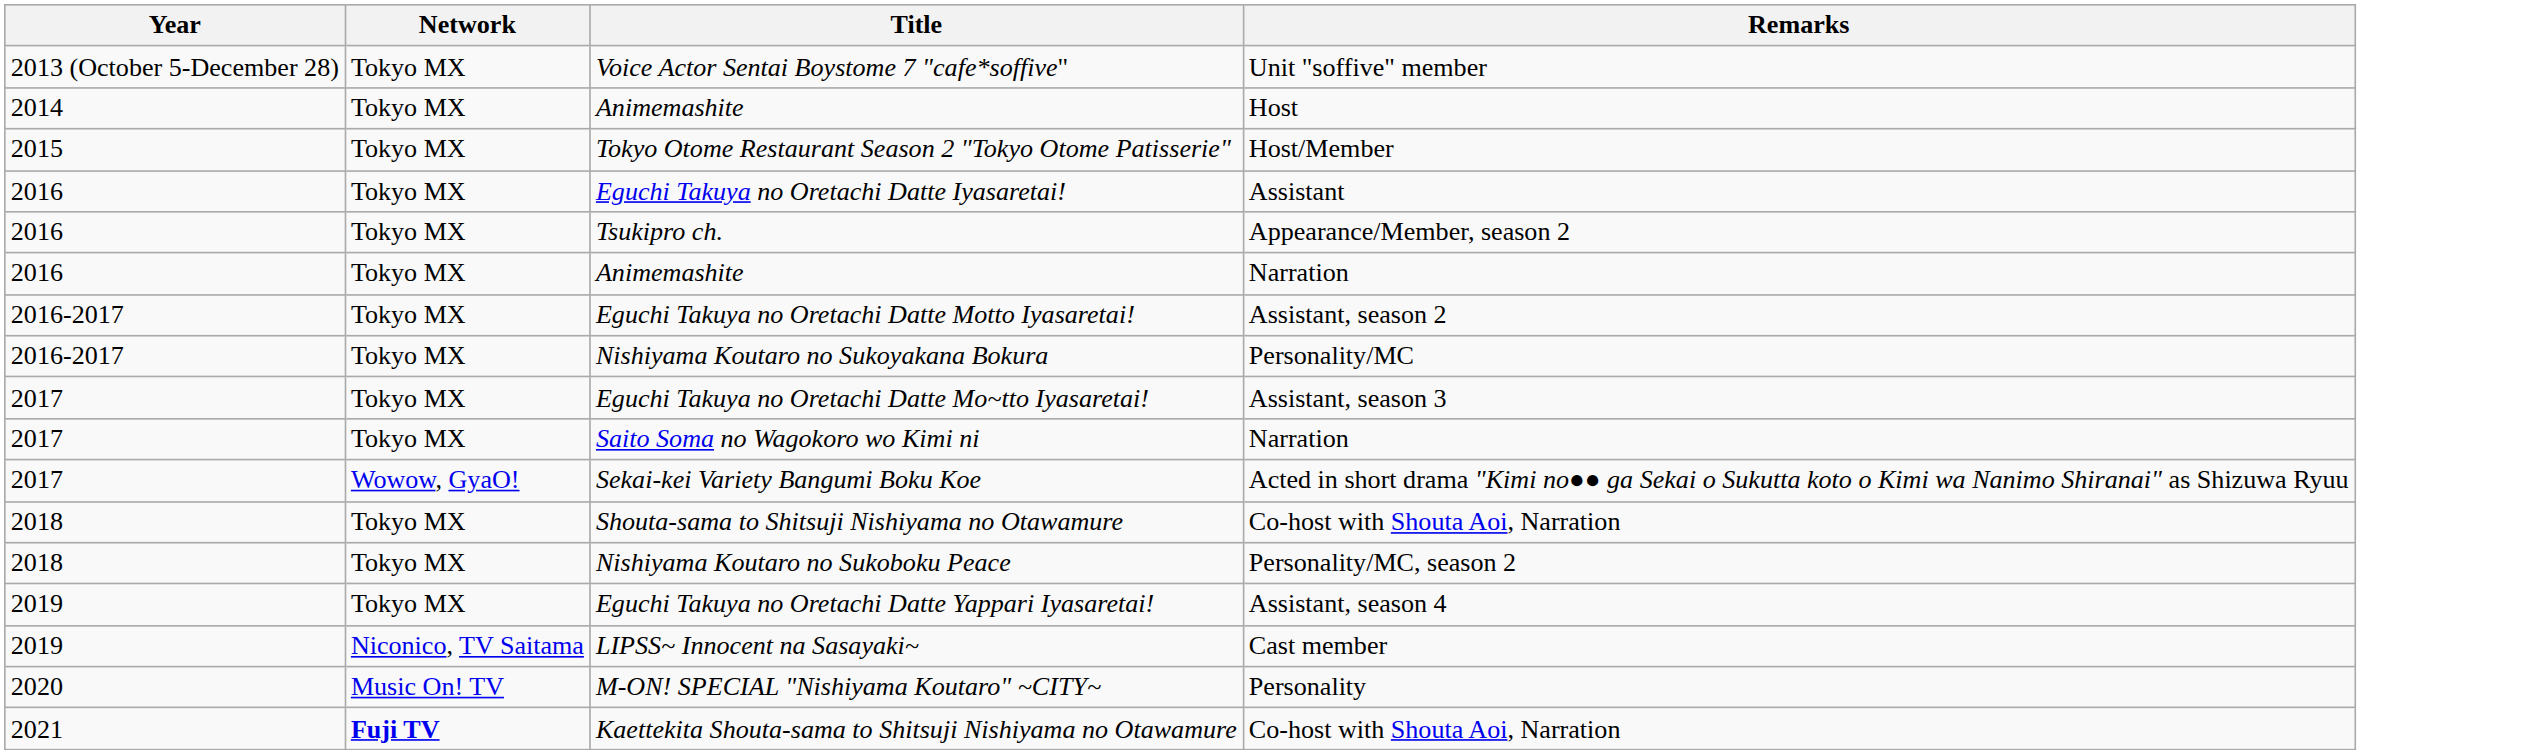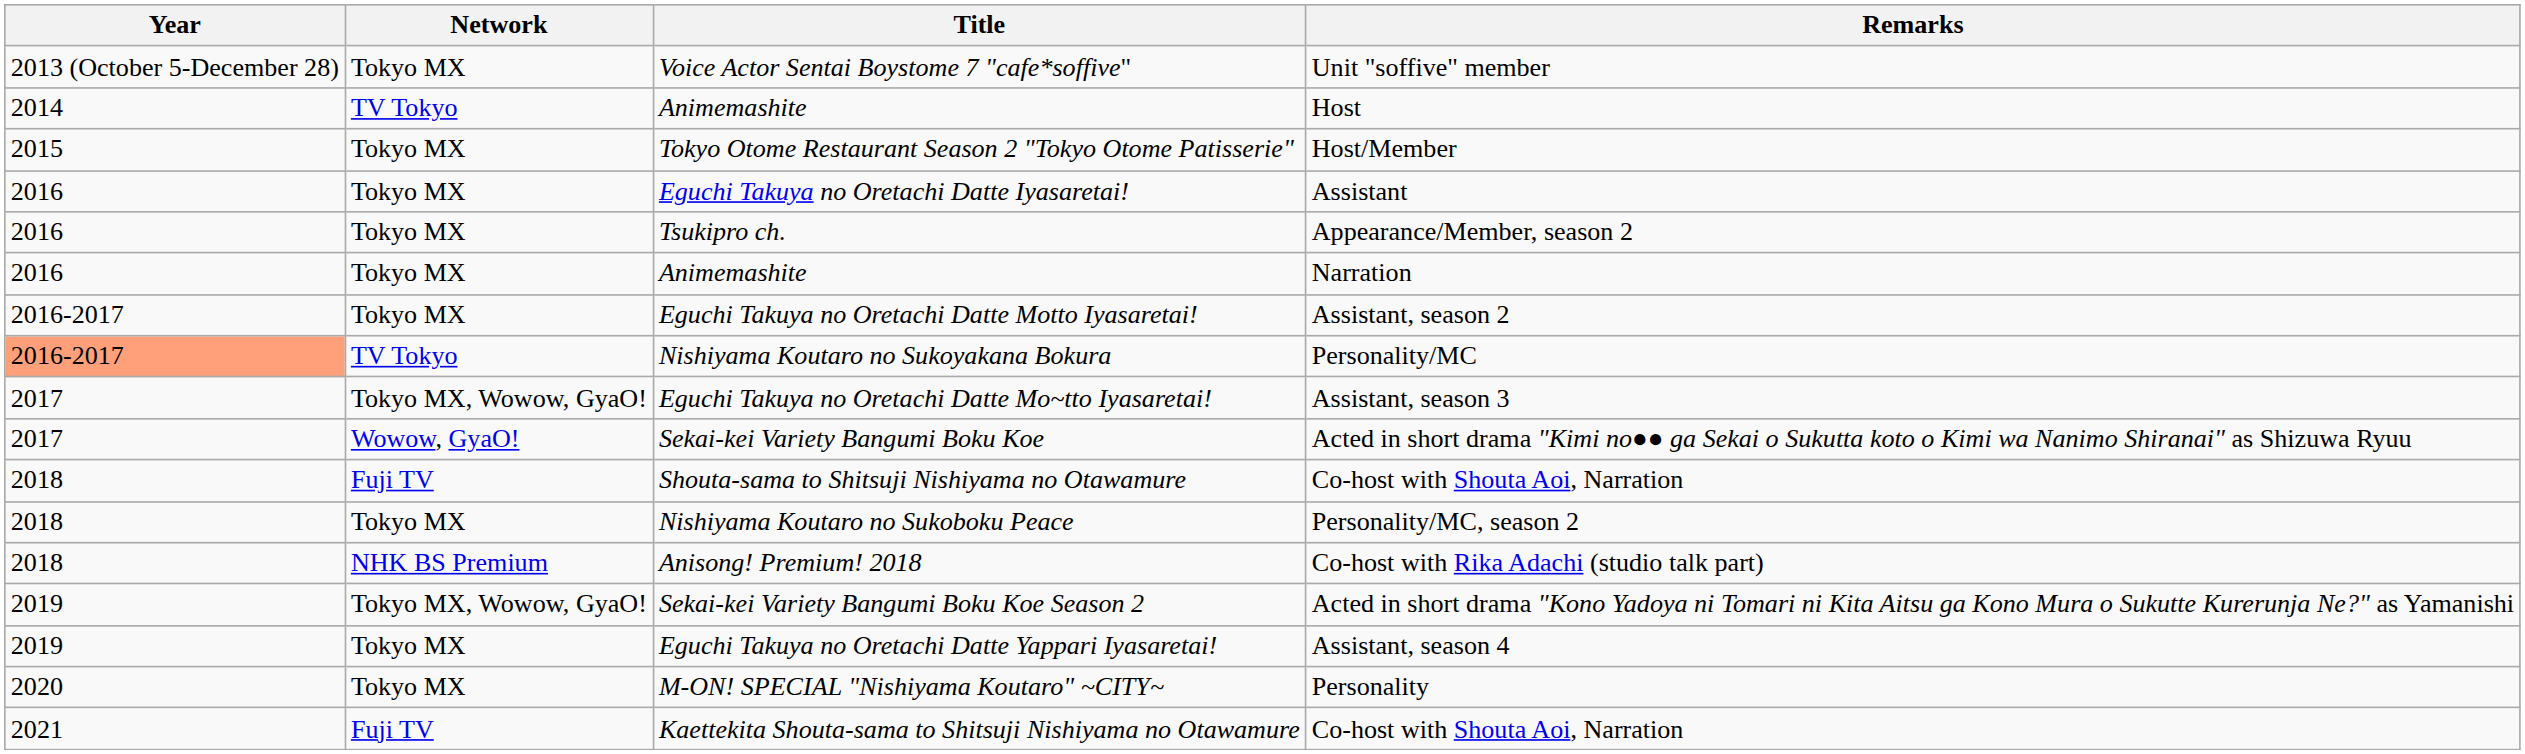(408, 107) Tokyo MX -> (404, 107) TV Tokyo
(67, 356) no background -> (67, 356) lightsalmon background
(408, 356) Tokyo MX -> (404, 356) TV Tokyo
(408, 397) Tokyo MX -> (499, 397) Tokyo MX, Wowow, GyaO!
- row: (788, 438)
(408, 521) Tokyo MX -> (392, 480) Fuji TV
+ row: (790, 562)
+ row: (902, 604)
- row: (757, 645)
(427, 686) Music On! TV -> (408, 686) Tokyo MX
(395, 728) bold -> (392, 728) normal
